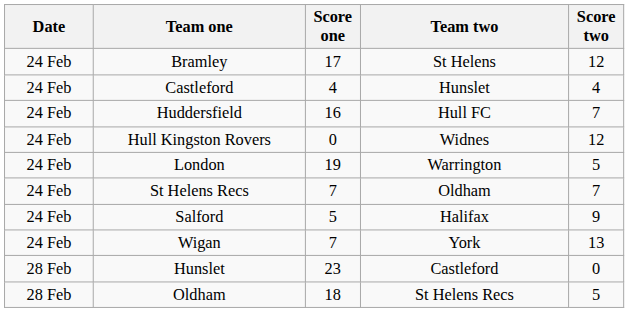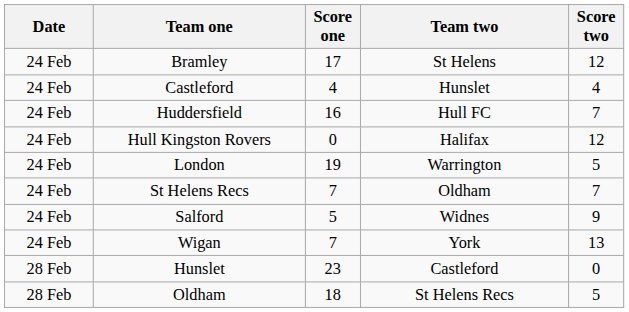(464, 139) Widnes -> (464, 139) Halifax
(464, 216) Halifax -> (464, 216) Widnes
